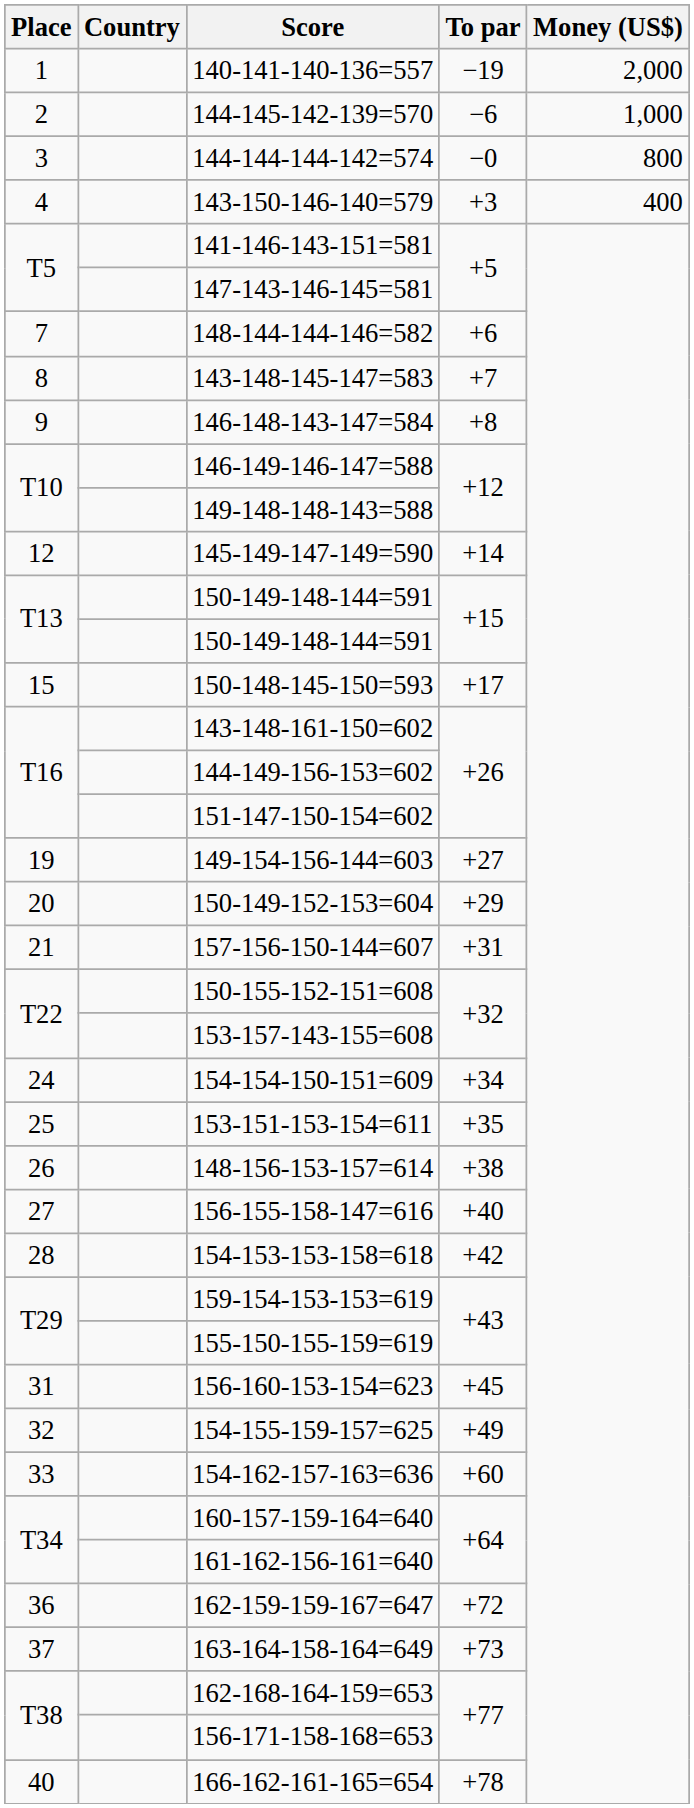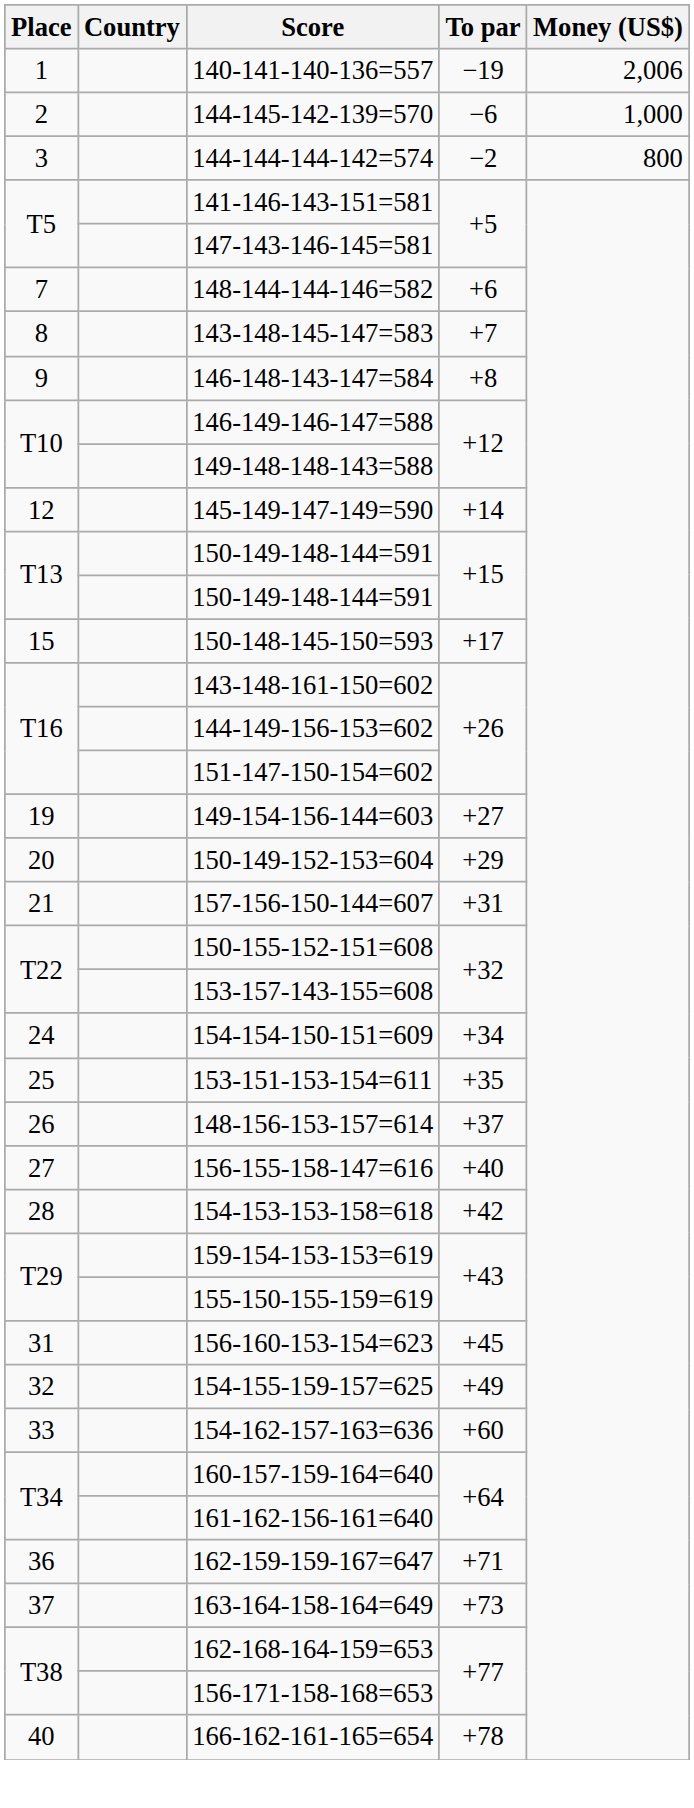(653, 70) 2,000 -> (653, 70) 2,006
(483, 158) −0 -> (483, 158) −2
- row: (41, 202)
(483, 1166) +38 -> (483, 1123) +37
(483, 1605) +72 -> (483, 1561) +71
